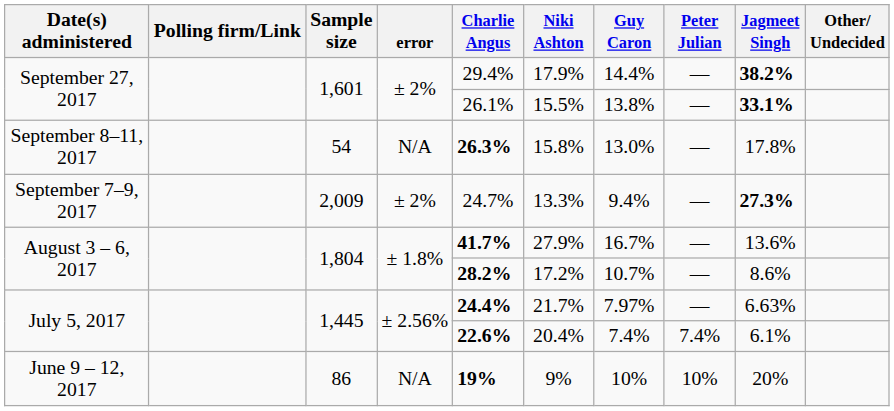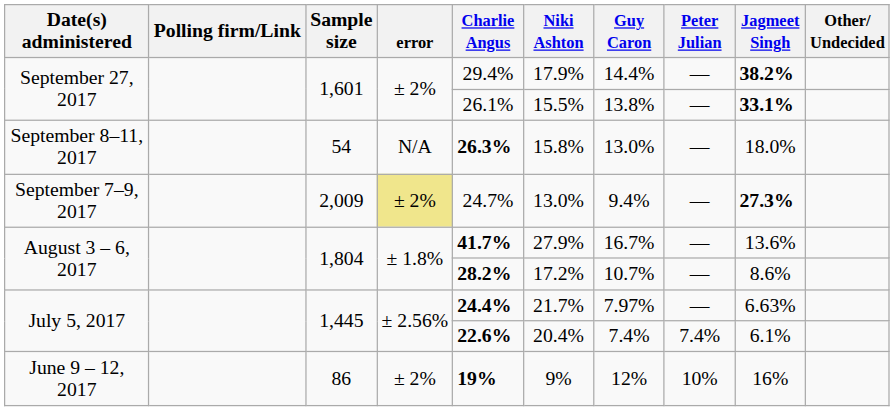(770, 146) 17.8% -> (770, 146) 18.0%
(415, 200) no background -> (415, 200) khaki background
(559, 200) 13.3% -> (559, 200) 13.0%
(415, 378) N/A -> (415, 378) ± 2%
(629, 378) 10% -> (629, 378) 12%
(770, 378) 20% -> (770, 378) 16%
